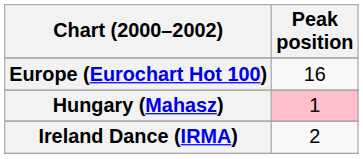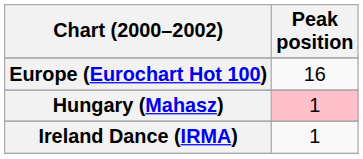(315, 136) 2 -> (315, 136) 1
